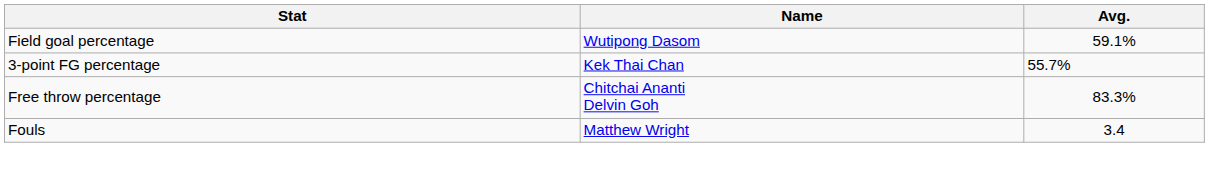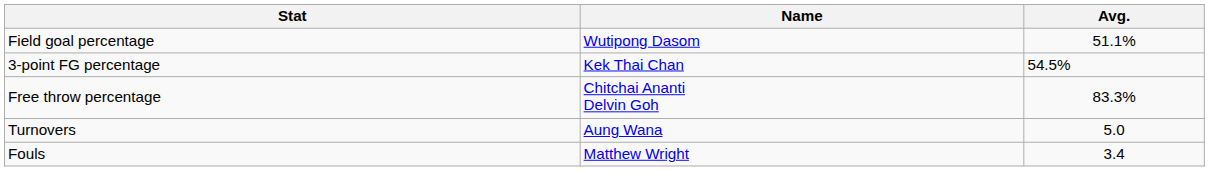(1114, 40) 59.1% -> (1114, 40) 51.1%
(1049, 64) 55.7% -> (1049, 64) 54.5%
+ row: (42, 130)
